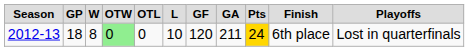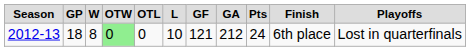(201, 34) 120 -> (201, 34) 121
(231, 34) 211 -> (231, 34) 212
(256, 34) gold background -> (258, 34) no background
